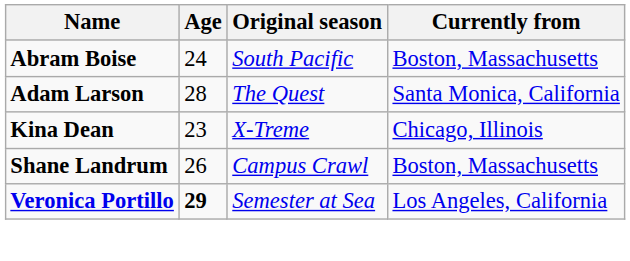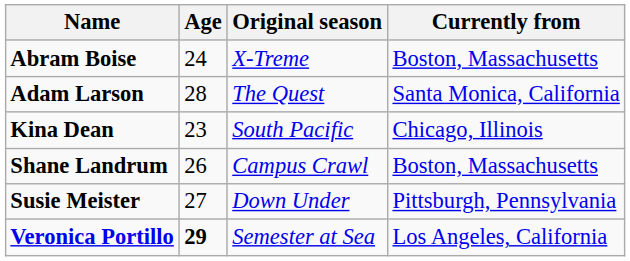(293, 58) South Pacific -> (271, 58) X-Treme
(271, 129) X-Treme -> (293, 129) South Pacific
+ row: (75, 201)
